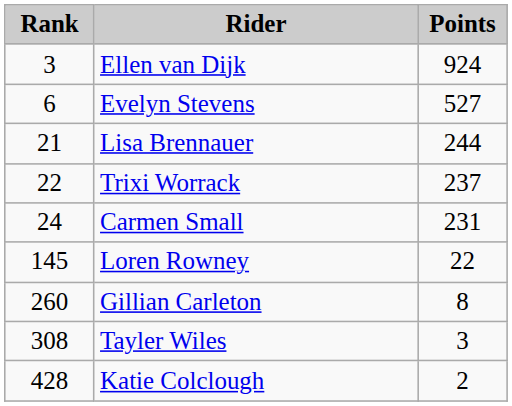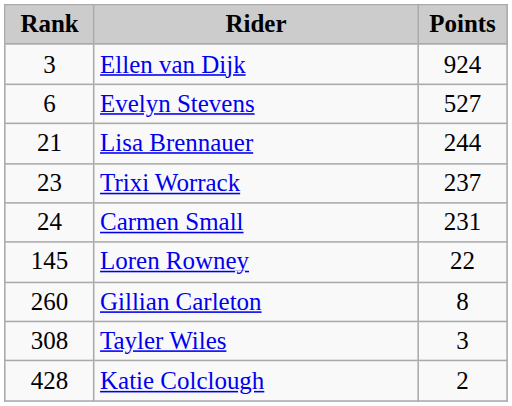(50, 182) 22 -> (50, 182) 23
